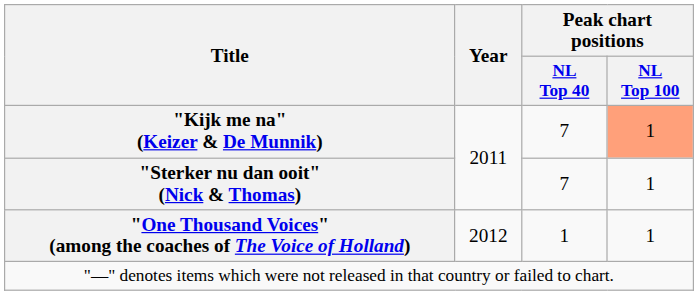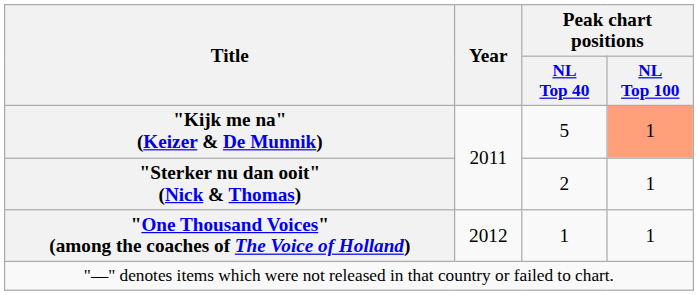(564, 131) 7 -> (564, 131) 5
(564, 183) 7 -> (564, 183) 2
